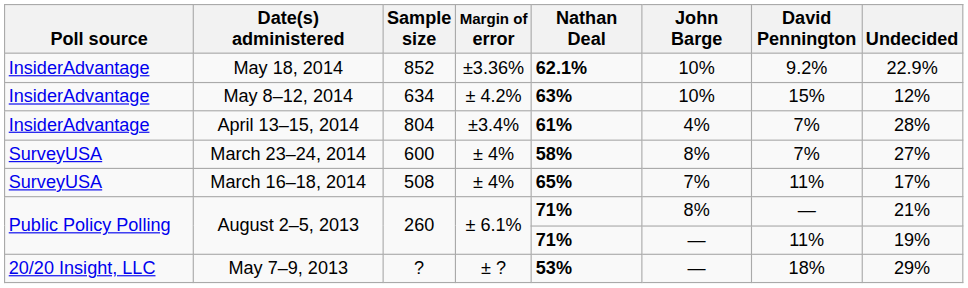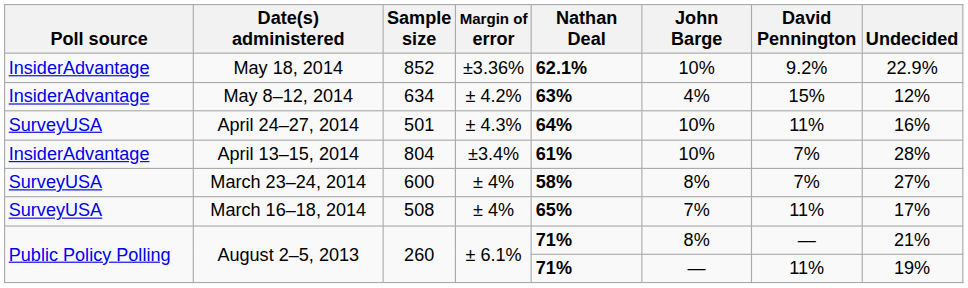(697, 96) 10% -> (697, 96) 4%
+ row: (288, 125)
(697, 125) 4% -> (697, 153) 10%
- row: (288, 268)
